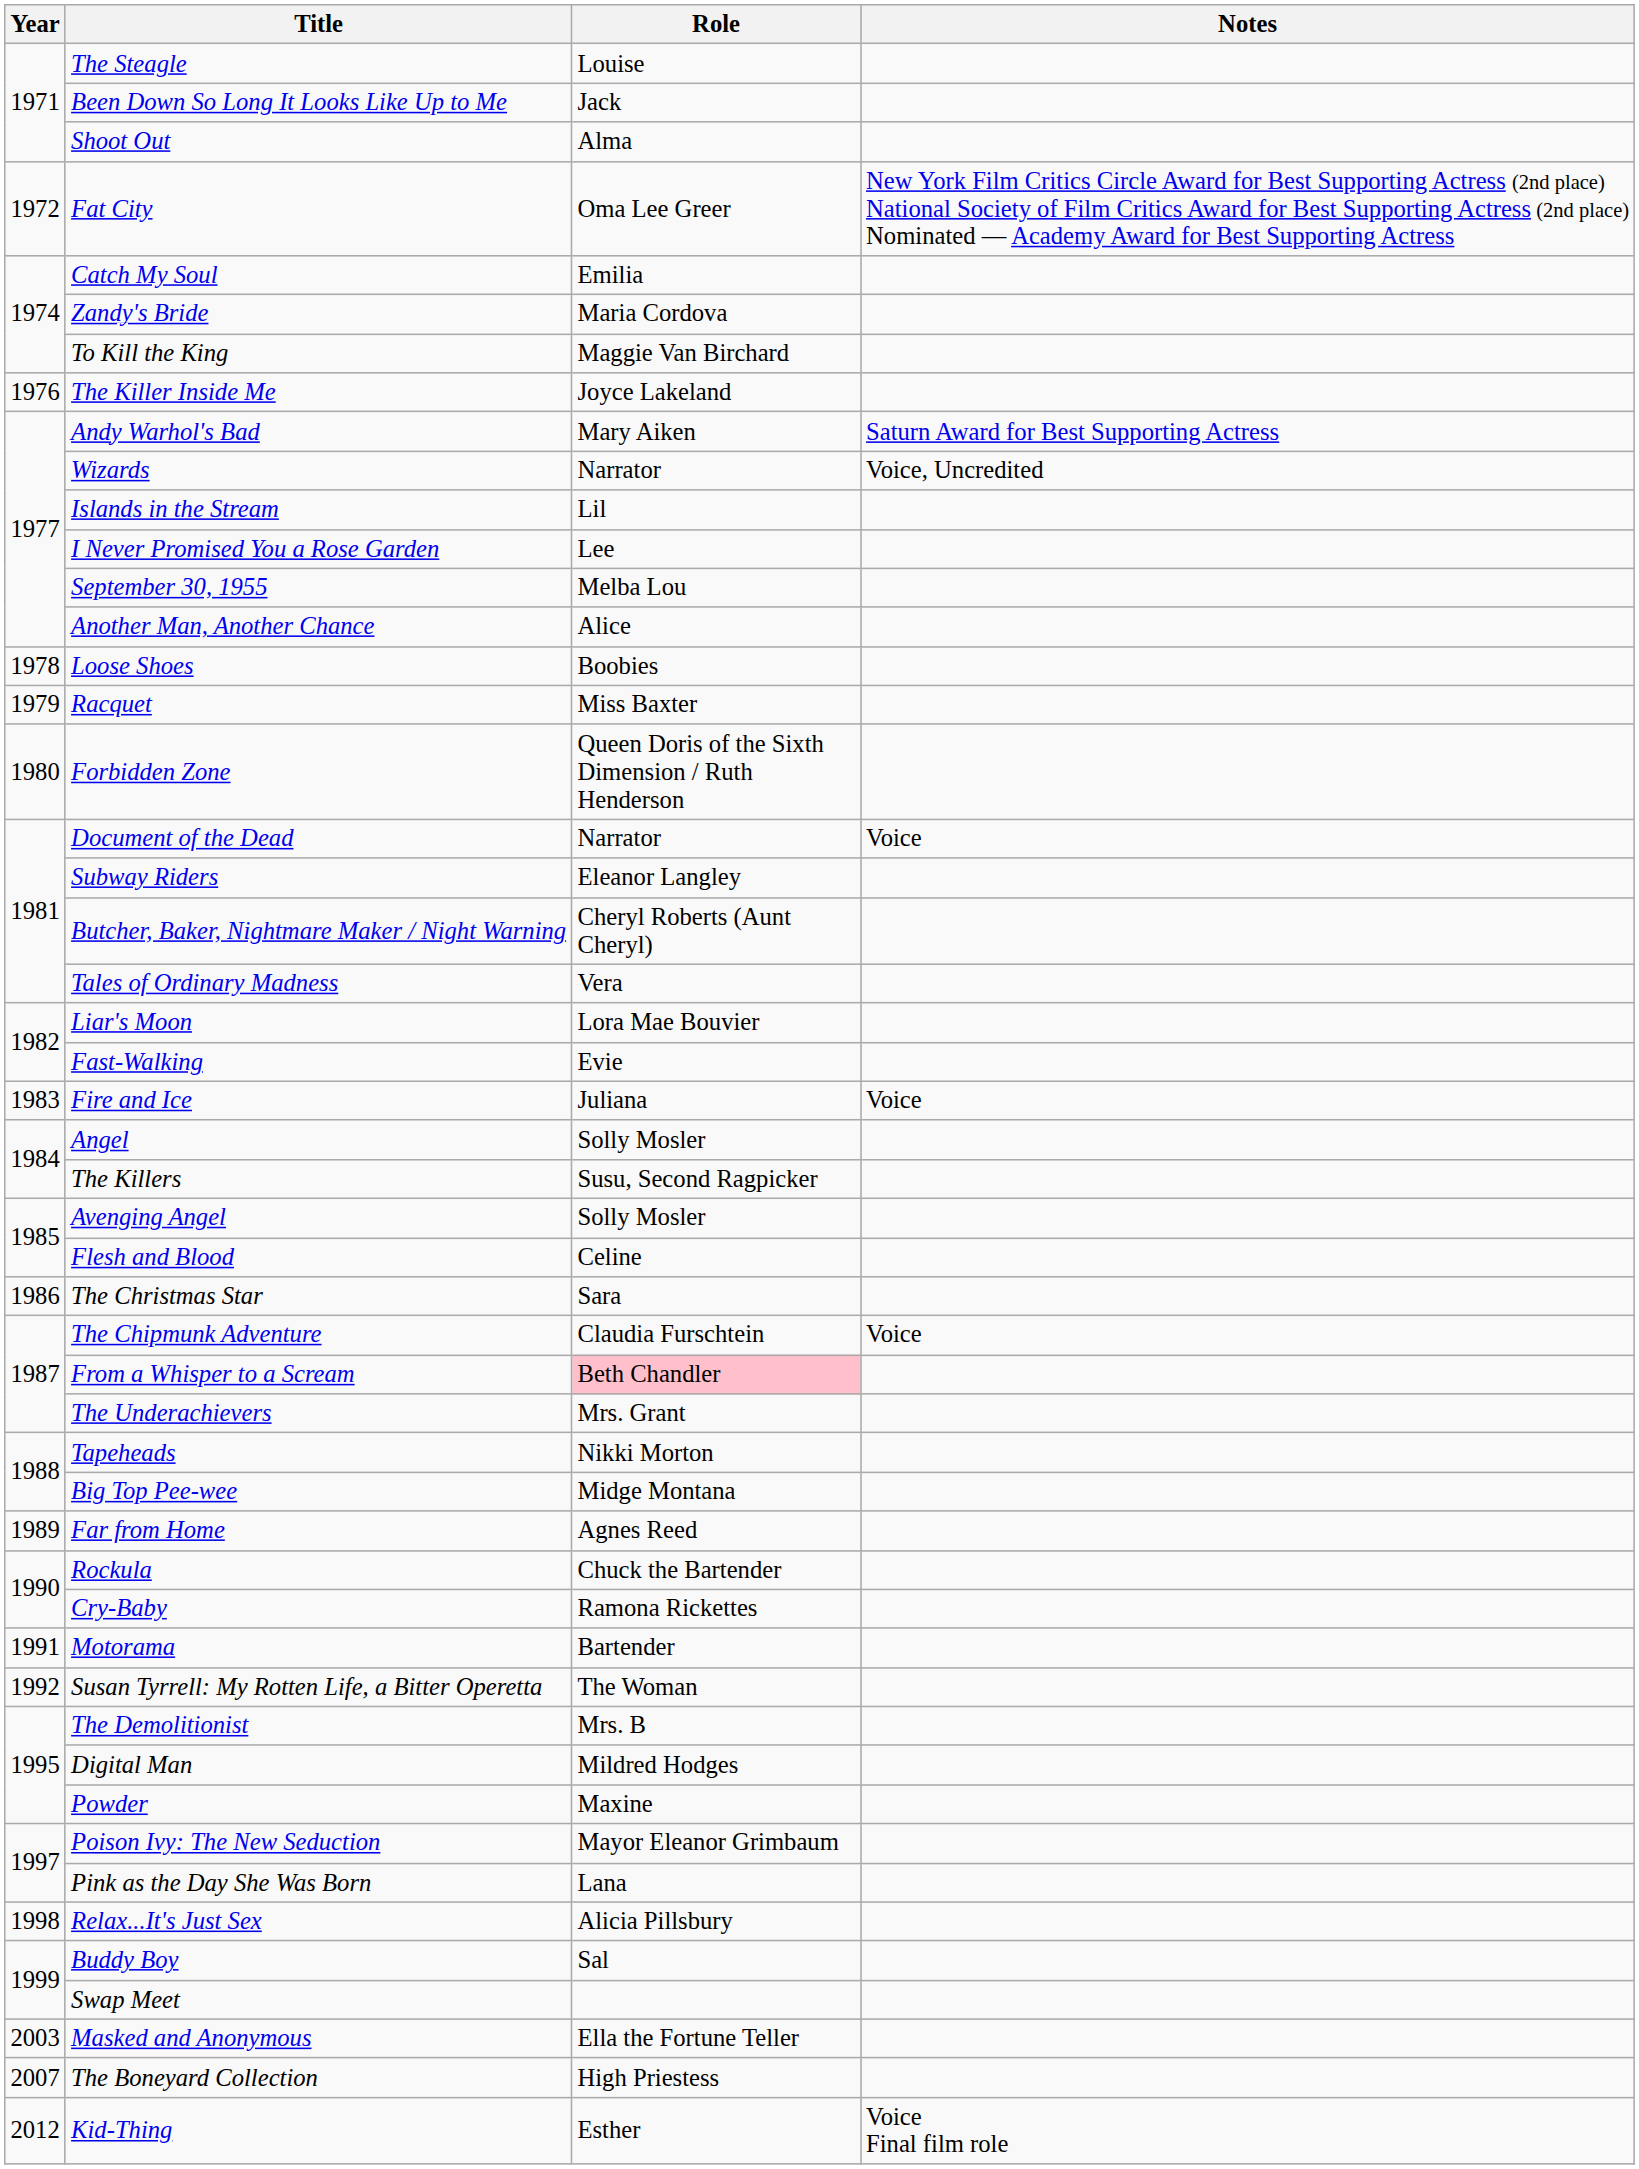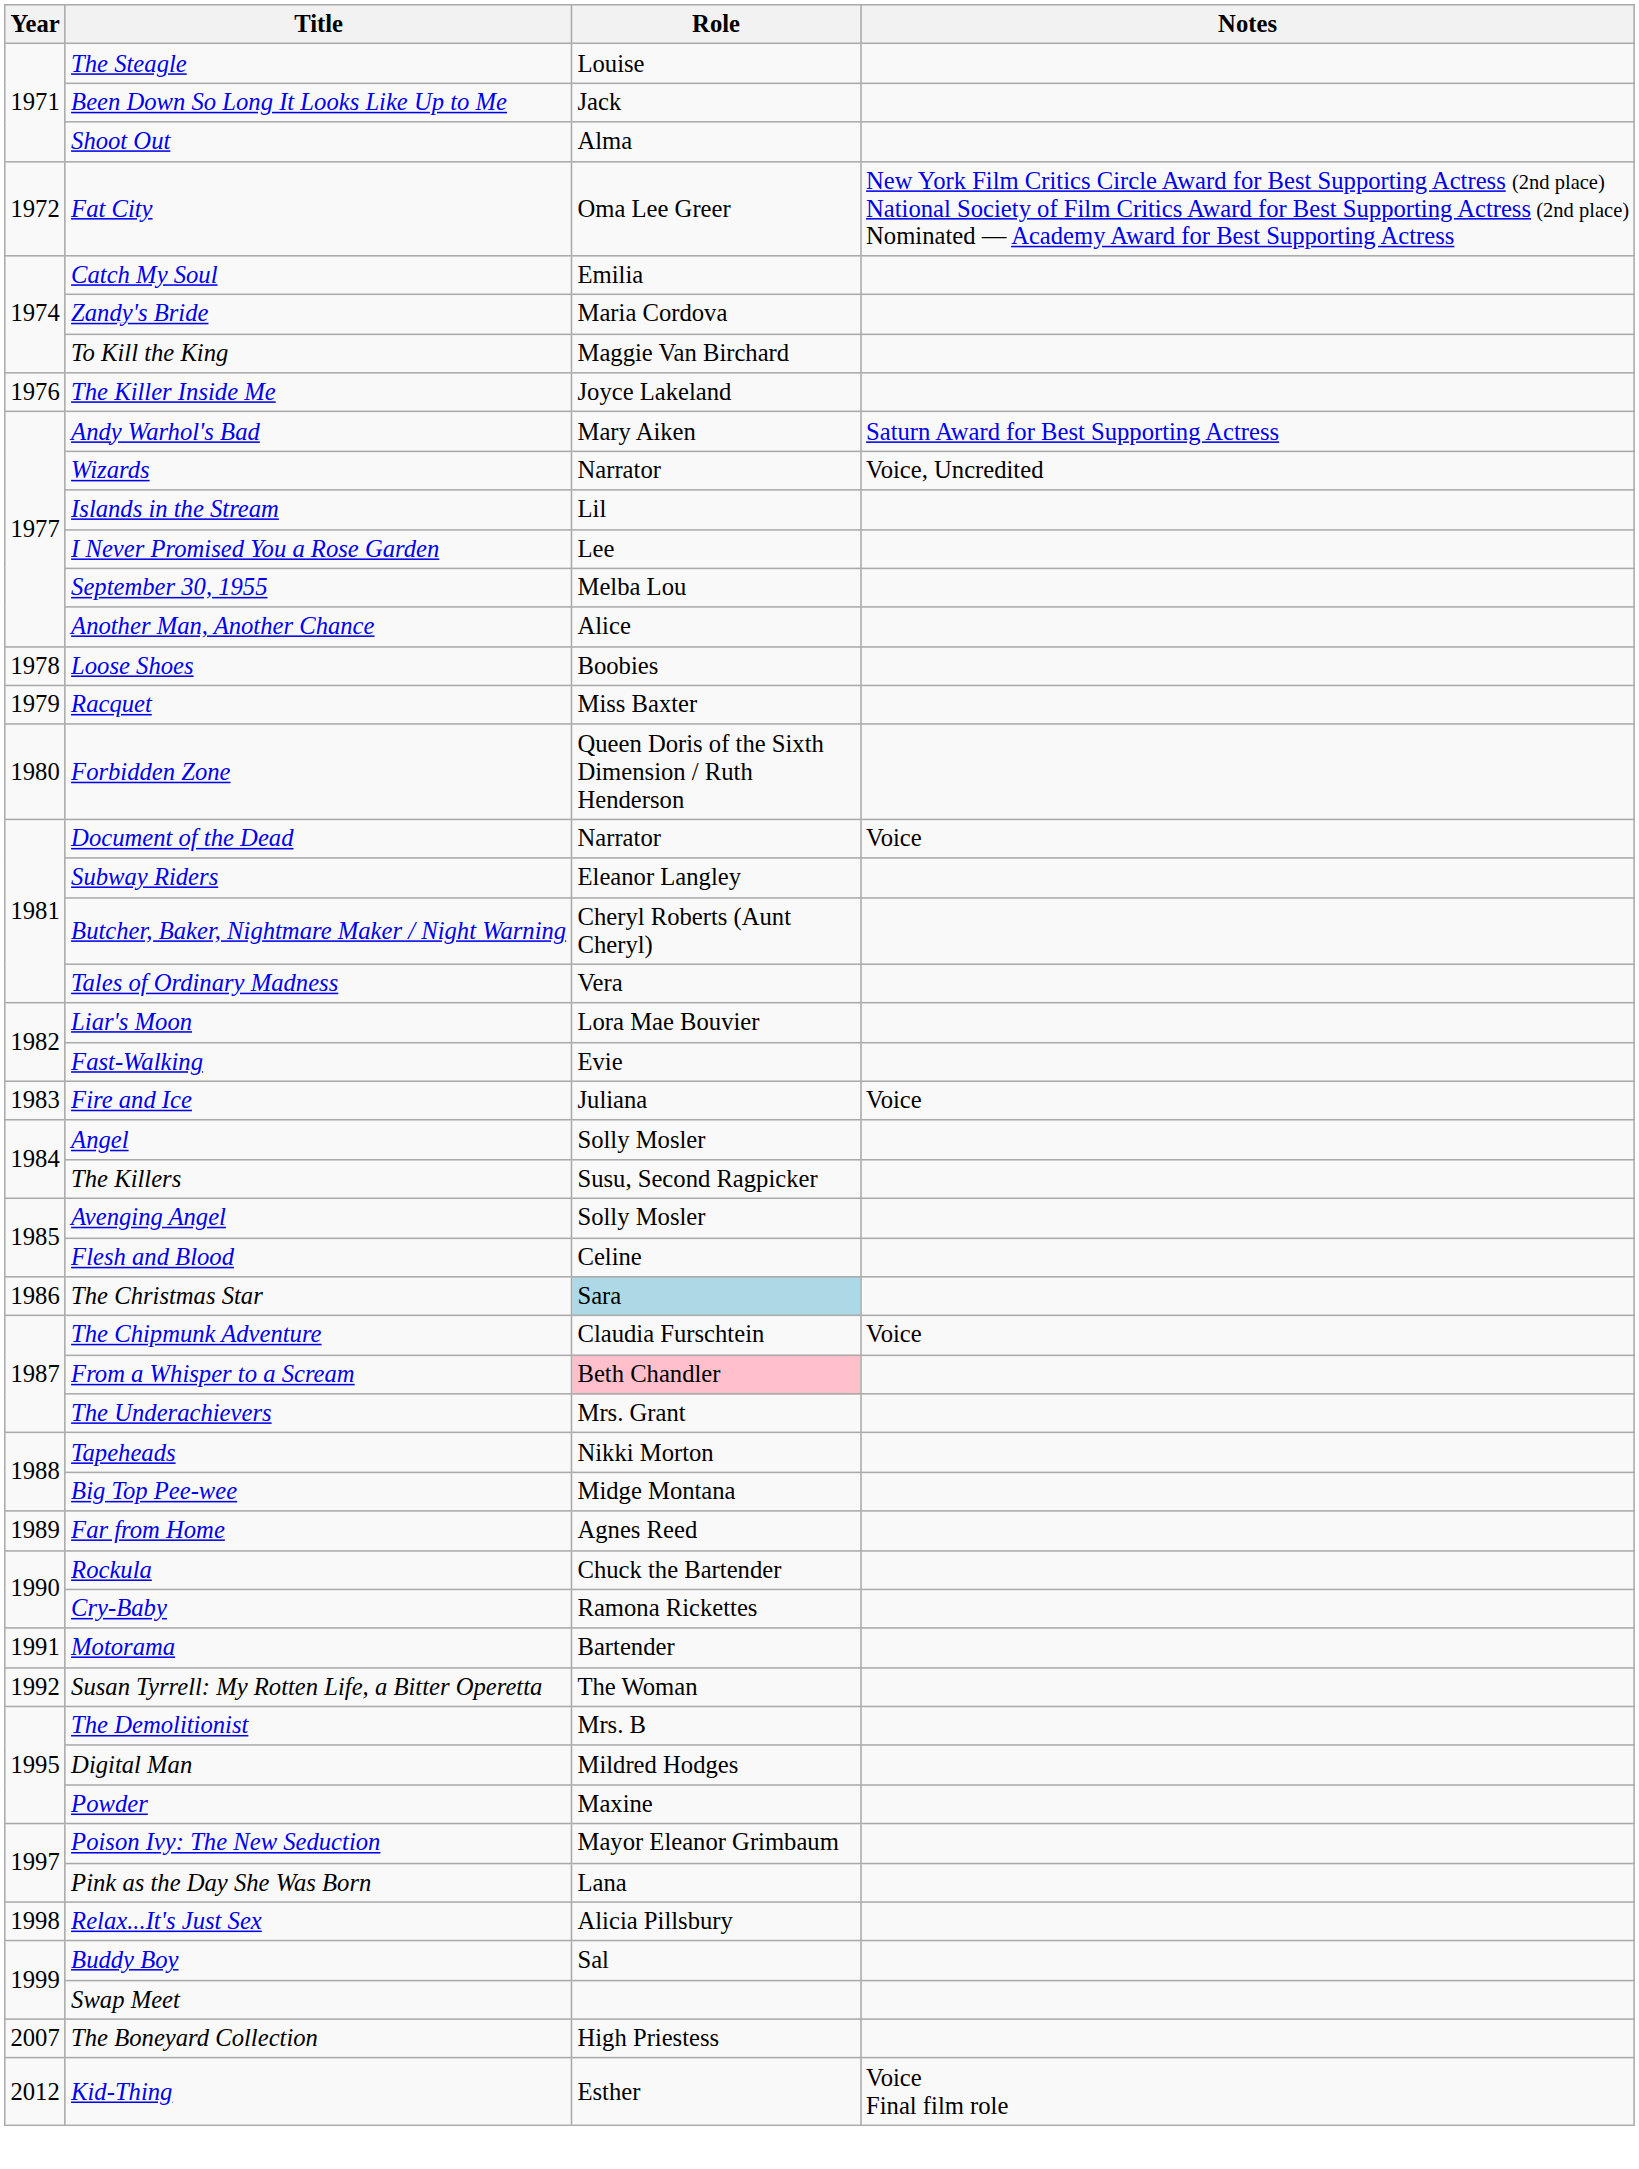(599, 1295) no background -> (599, 1295) lightblue background
- row: (191, 2038)
